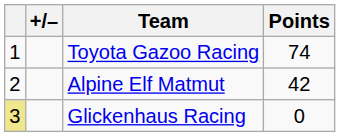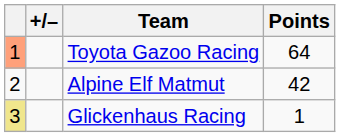(15, 52) no background -> (15, 52) lightsalmon background
(299, 52) 74 -> (299, 52) 64
(299, 116) 0 -> (299, 116) 1
